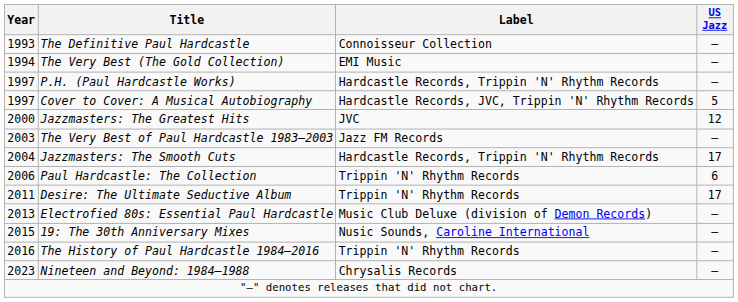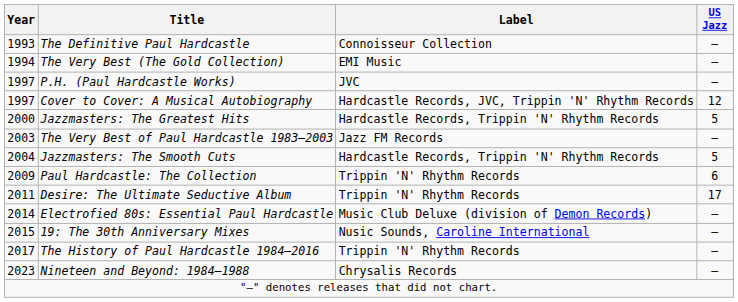(499, 82) Hardcastle Records, Trippin 'N' Rhythm Records -> (349, 82) JVC
(715, 100) 5 -> (715, 100) 12
(349, 119) JVC -> (499, 119) Hardcastle Records, Trippin 'N' Rhythm Records
(715, 119) 12 -> (715, 119) 5
(715, 157) 17 -> (715, 157) 5
(21, 176) 2006 -> (21, 176) 2009
(21, 214) 2013 -> (21, 214) 2014
(21, 251) 2016 -> (21, 251) 2017
